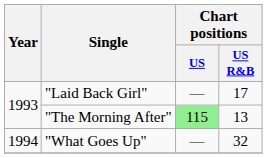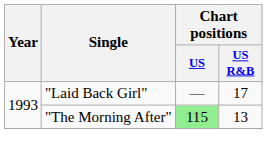- row: (96, 140)
